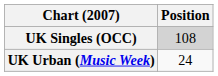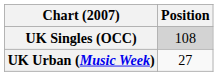(185, 60) 24 -> (185, 60) 27
